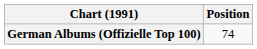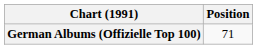(228, 34) 74 -> (228, 34) 71
